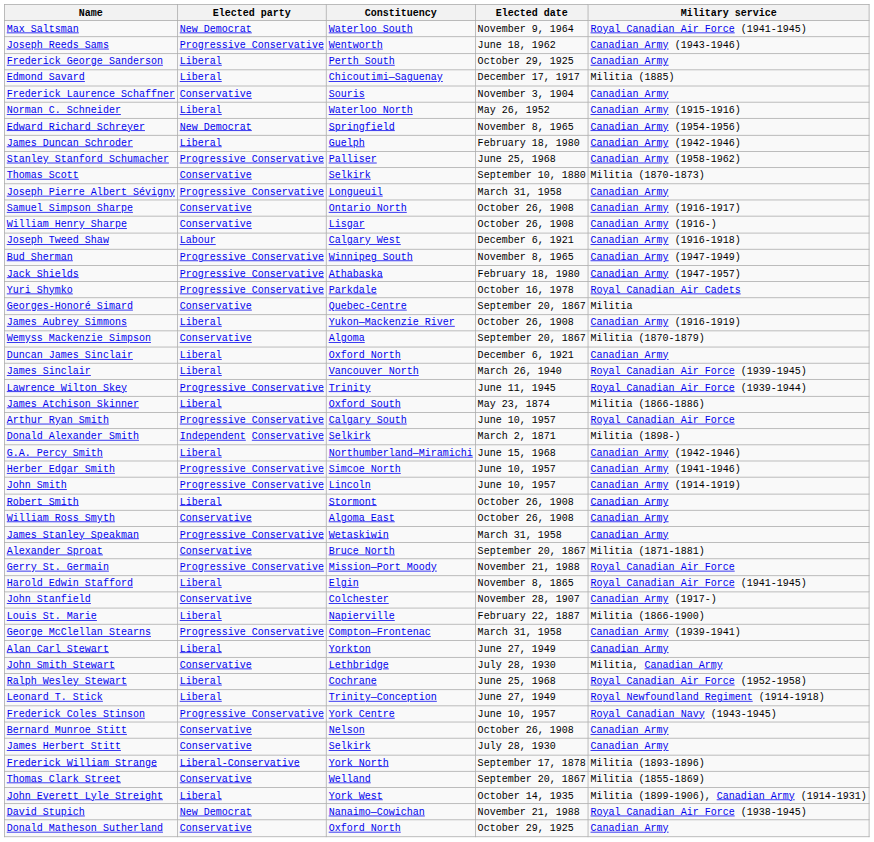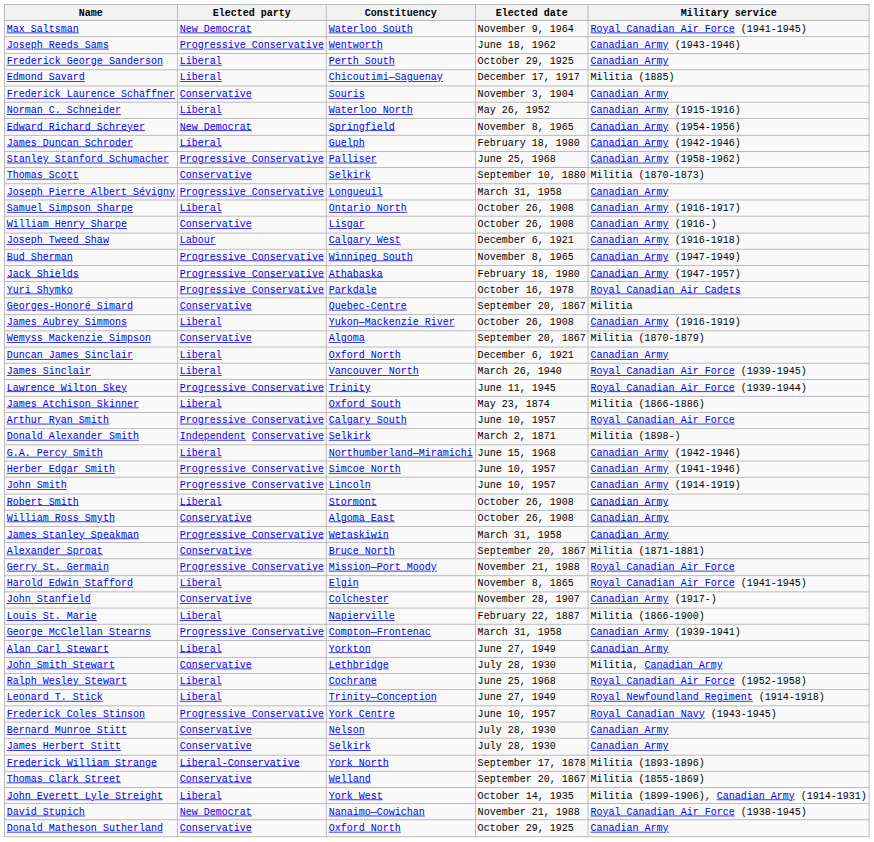(216, 208) Conservative -> (201, 208) Liberal
(526, 730) October 26, 1908 -> (517, 730) July 28, 1930
